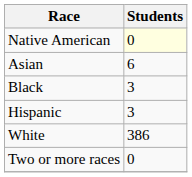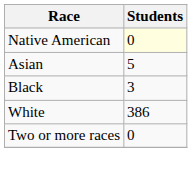(131, 64) 6 -> (131, 64) 5
- row: (35, 111)
